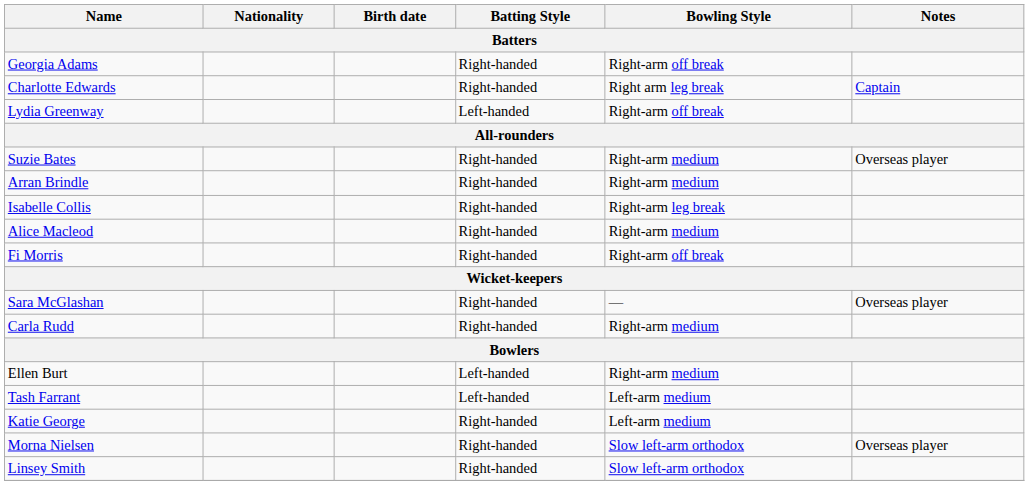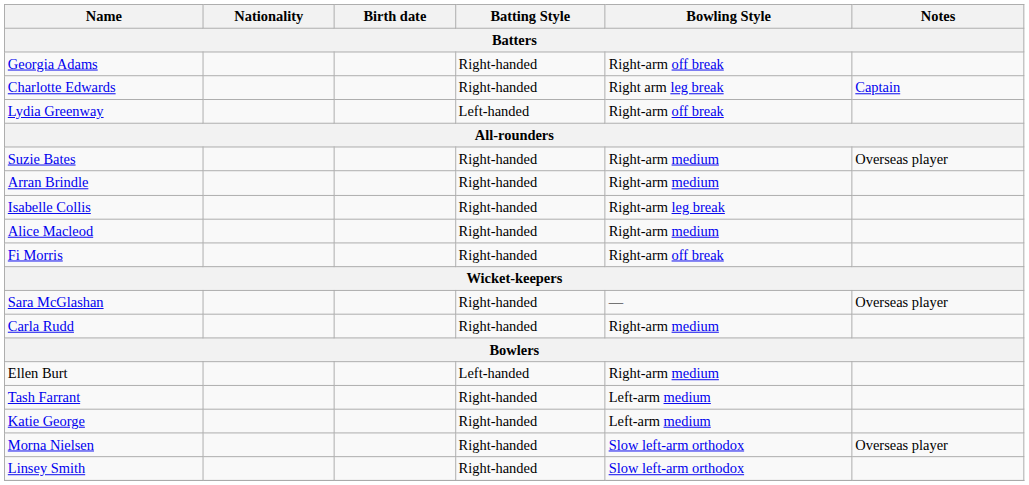(494, 397) Left-handed -> (498, 397) Right-handed
